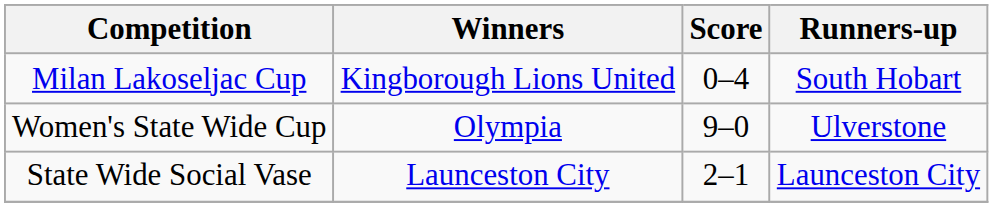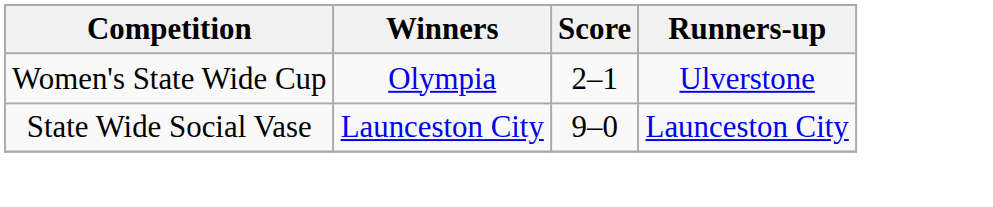- row: (169, 77)
(726, 126) 9–0 -> (595, 77) 2–1
(726, 175) 2–1 -> (595, 126) 9–0
